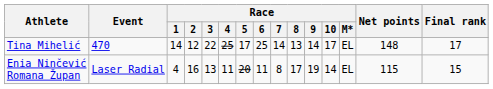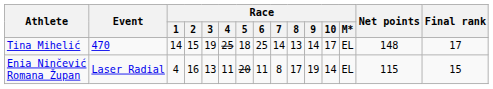(193, 46) 12 -> (193, 46) 15
(210, 46) 22 -> (210, 46) 19
(245, 46) 17 -> (245, 46) 18
